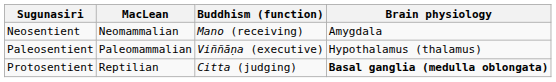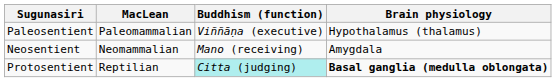rows swapped: (44, 31) <-> (50, 49)
(247, 67) no background -> (247, 67) paleturquoise background
